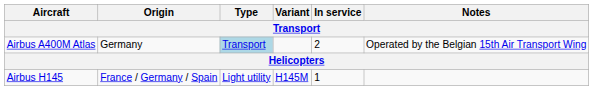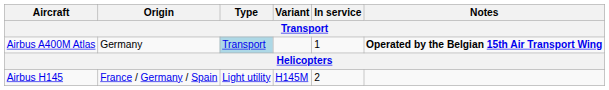(317, 45) 2 -> (317, 45) 1
(476, 45) normal -> (484, 45) bold
(317, 77) 1 -> (317, 77) 2
